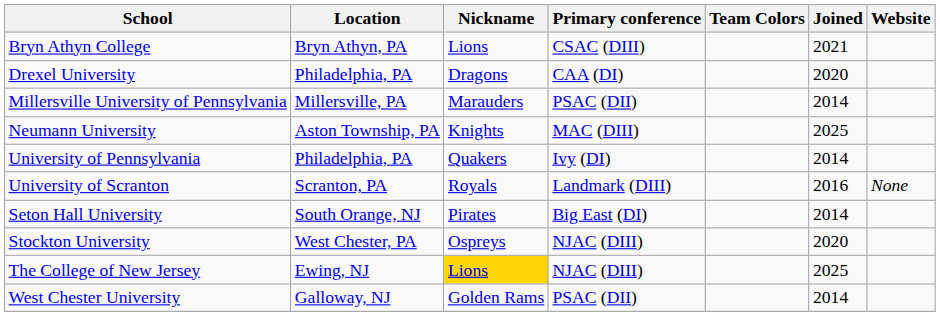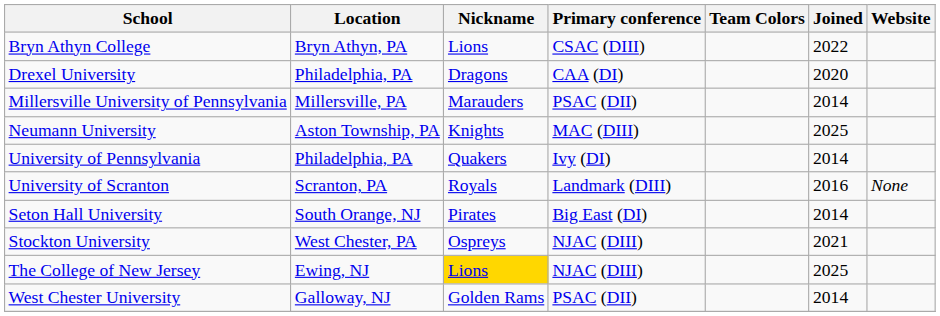(831, 46) 2021 -> (831, 46) 2022
(831, 241) 2020 -> (831, 241) 2021
